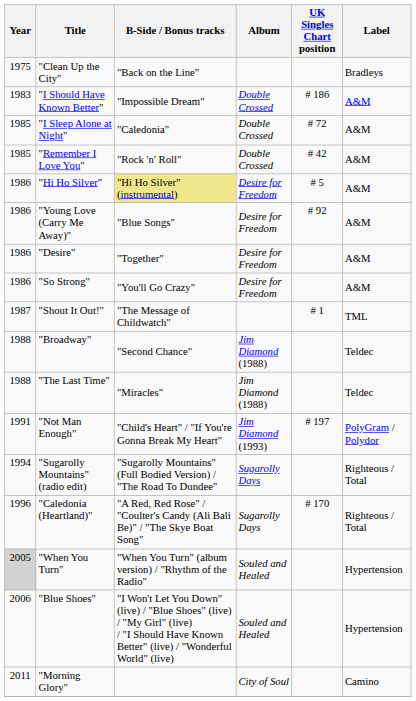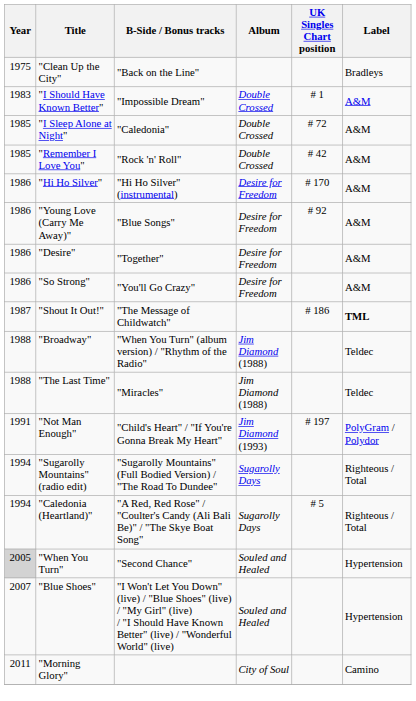(317, 95) # 186 -> (317, 95) # 1
(149, 188) khaki background -> (149, 188) no background
(317, 182) # 5 -> (317, 182) # 170
(317, 310) # 1 -> (317, 310) # 186
(356, 316) normal -> (357, 316) bold
(154, 351) "Second Chance" -> (172, 351) "When You Turn" (album version) / "Rhythm of the Radio"
(20, 504) 1996 -> (20, 504) 1994
(317, 504) # 170 -> (317, 504) # 5
(172, 569) "When You Turn" (album version) / "Rhythm of the Radio" -> (154, 563) "Second Chance"
(20, 598) 2006 -> (20, 586) 2007
